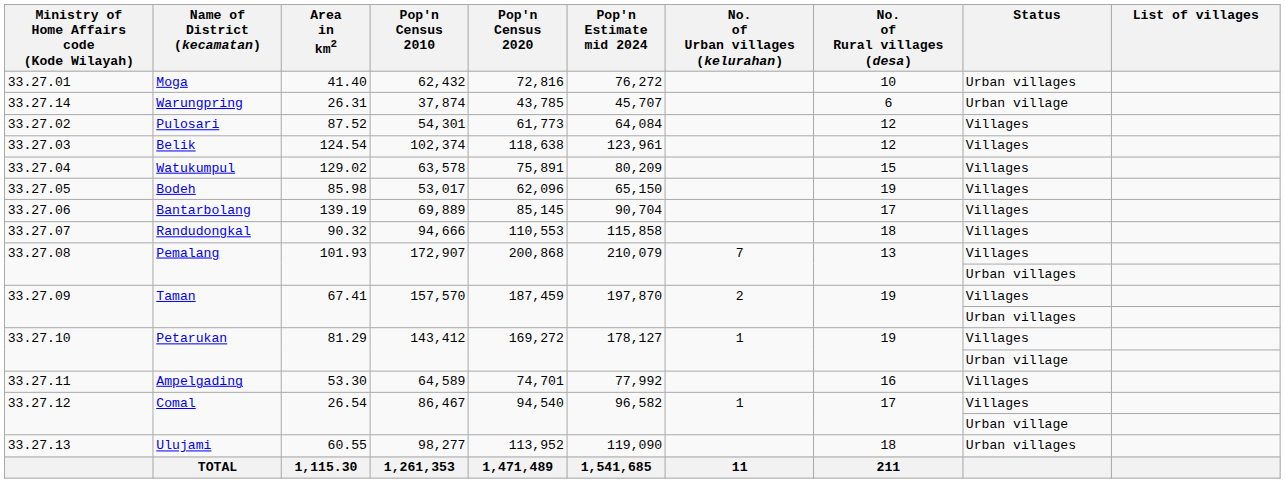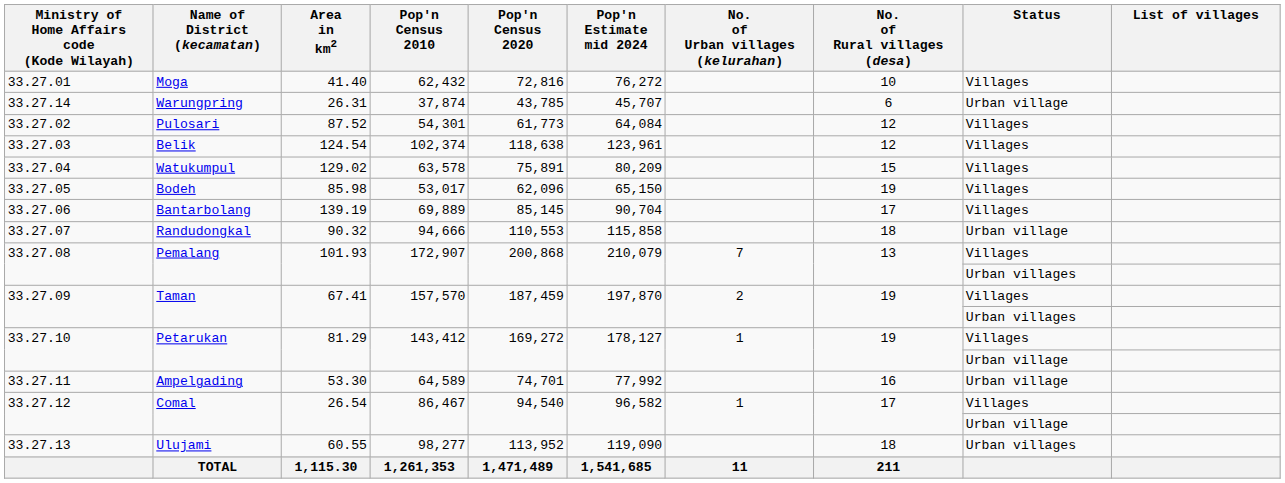(1021, 82) Urban villages -> (997, 82) Villages
(997, 232) Villages -> (1017, 232) Urban village
(997, 382) Villages -> (1017, 382) Urban village
